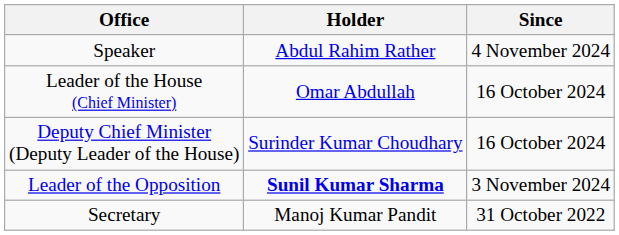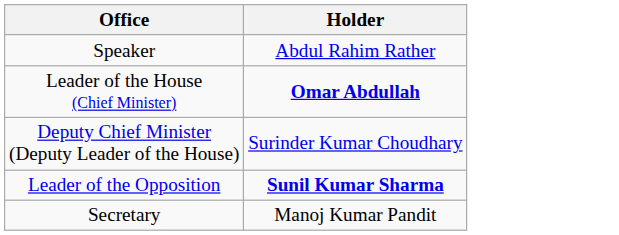- column: (541, 19)
(355, 91) normal -> (355, 91) bold
